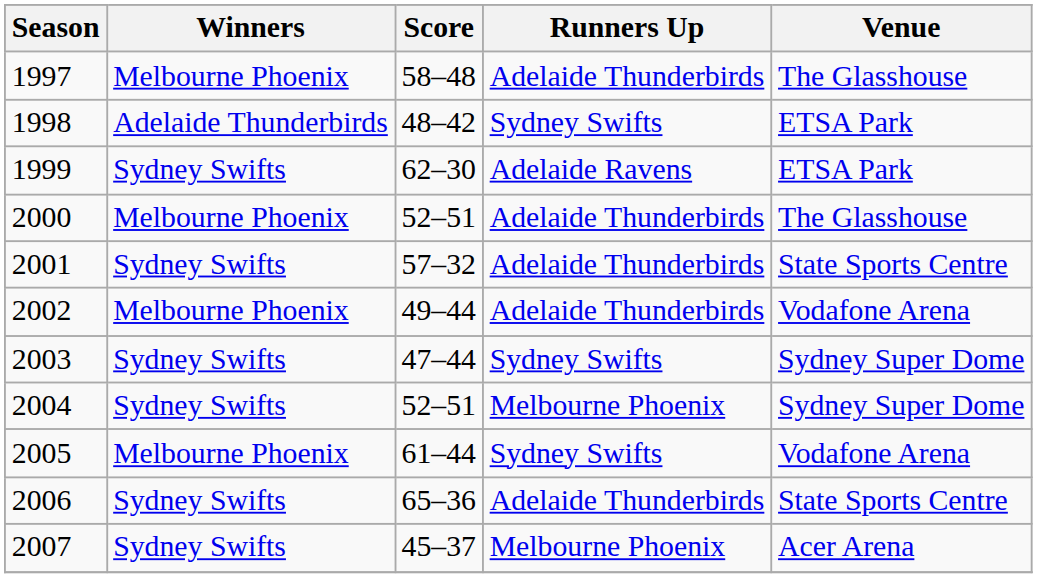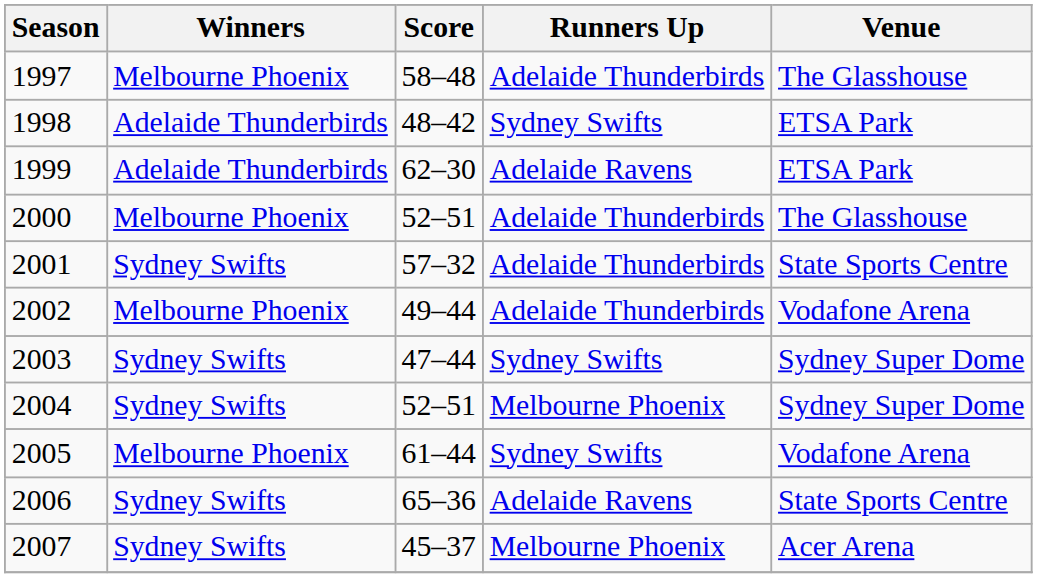(200, 169) Sydney Swifts -> (250, 169) Adelaide Thunderbirds
(627, 500) Adelaide Thunderbirds -> (591, 500) Adelaide Ravens
